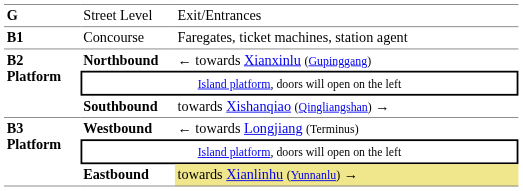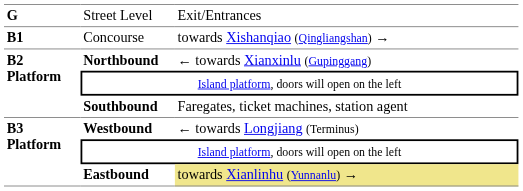(293, 37) Faregates, ticket machines, station agent -> (284, 37) towards Xishanqiao (Qingliangshan) →
(284, 106) towards Xishanqiao (Qingliangshan) → -> (293, 106) Faregates, ticket machines, station agent
